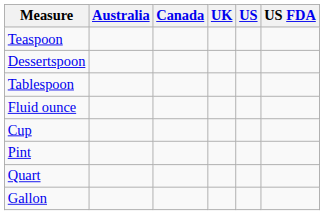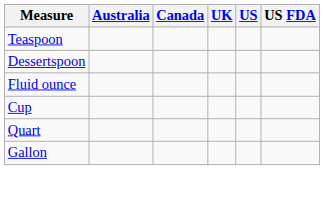- row: (41, 84)
- row: (19, 152)
